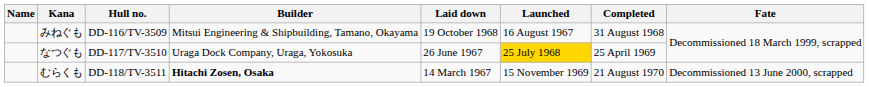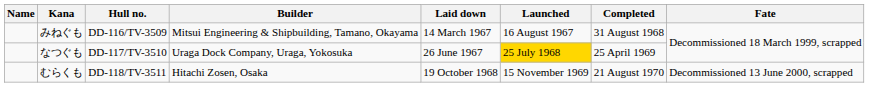(461, 33) 19 October 1968 -> (457, 33) 14 March 1967
(223, 72) bold -> (220, 72) normal
(457, 72) 14 March 1967 -> (461, 72) 19 October 1968
